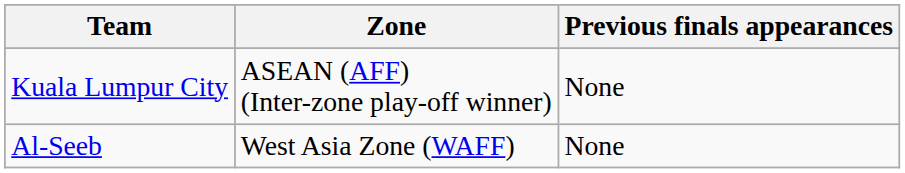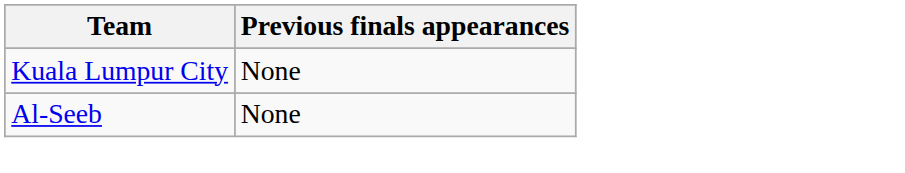- column: (396, 26)
